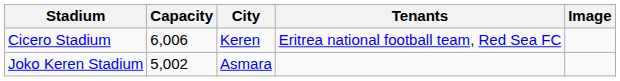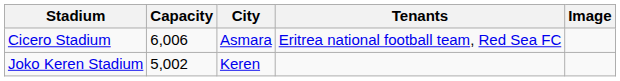(240, 40) Keren -> (246, 40) Asmara
(246, 64) Asmara -> (240, 64) Keren
